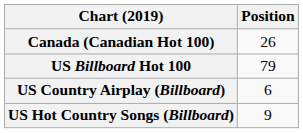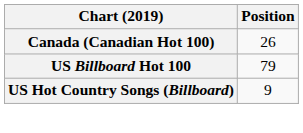- row: (121, 90)
